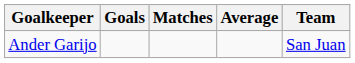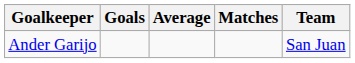columns swapped: (183, 17) <-> (249, 17)
